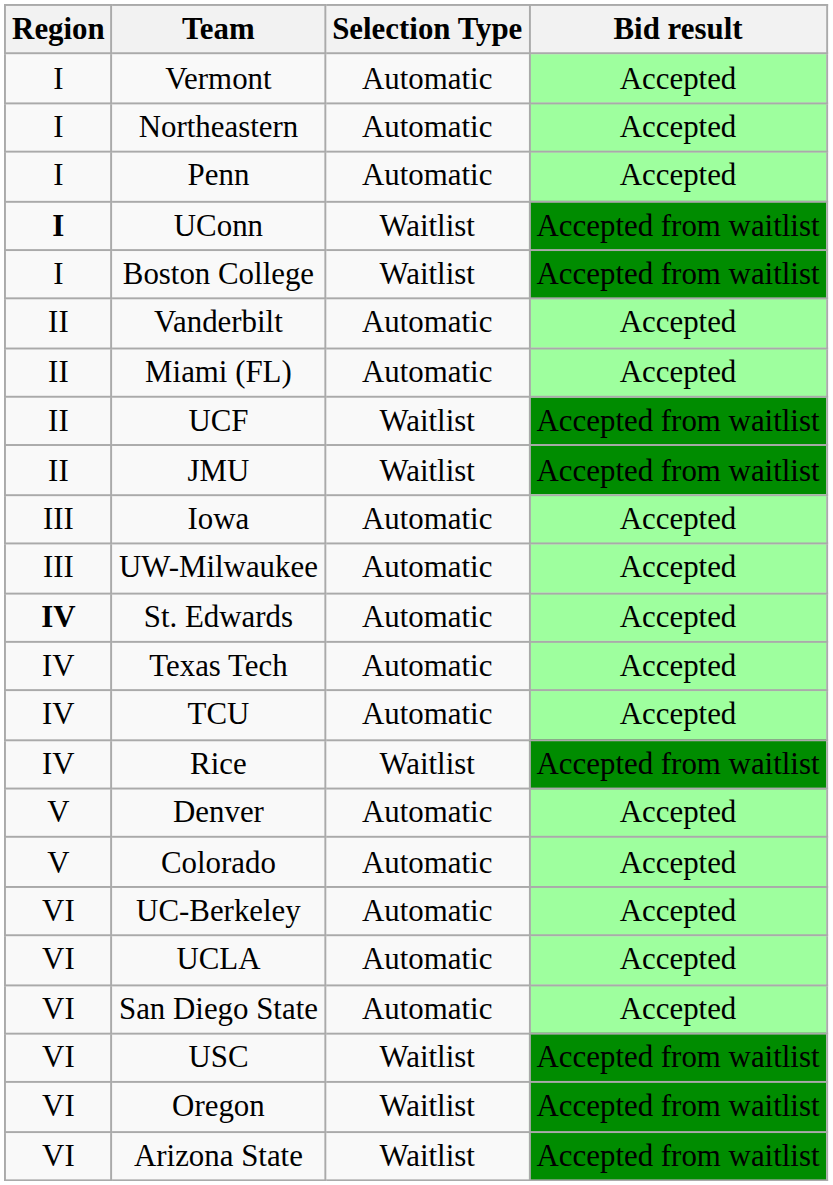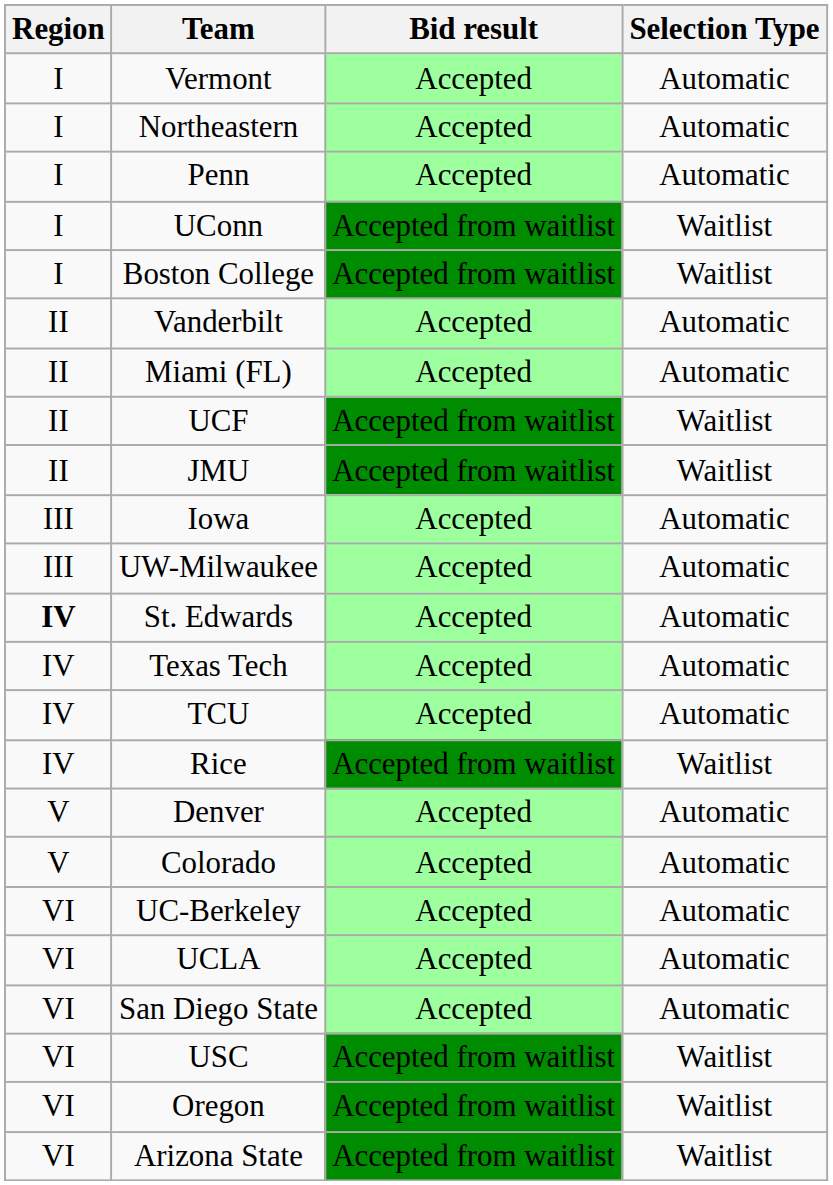columns swapped: (427, 28) <-> (678, 28)
(58, 224) bold -> (58, 224) normal
